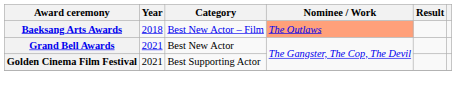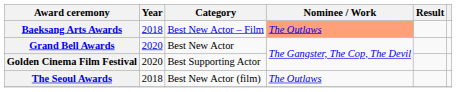(152, 45) 2021 -> (152, 45) 2020
(152, 62) 2021 -> (152, 62) 2020
+ row: (72, 78)
